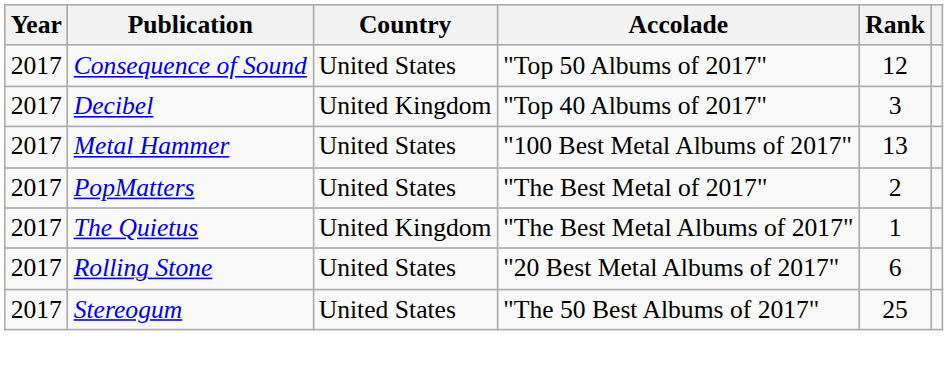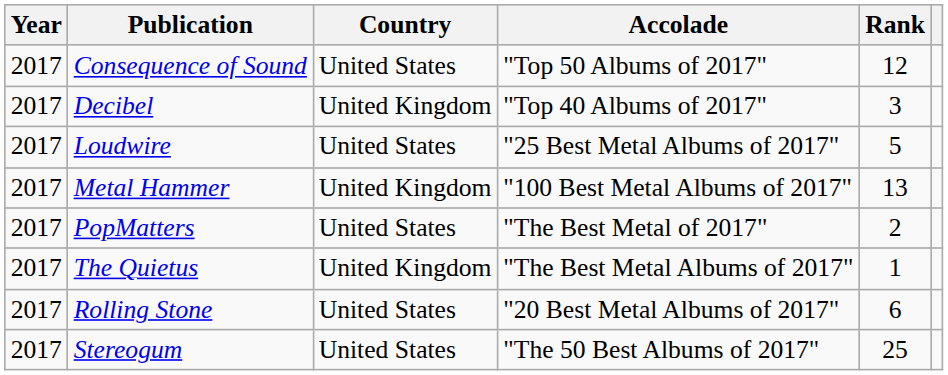+ row: (122, 146)
(387, 146) United States -> (405, 187) United Kingdom
